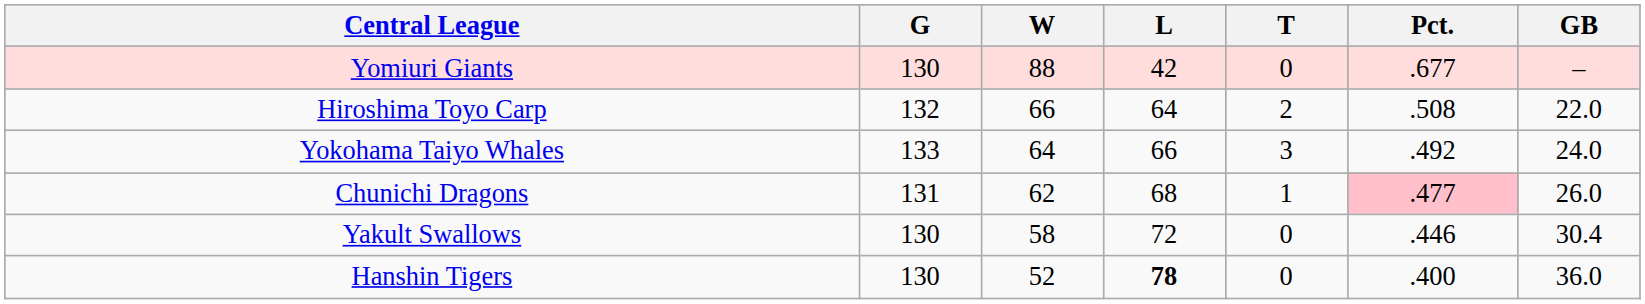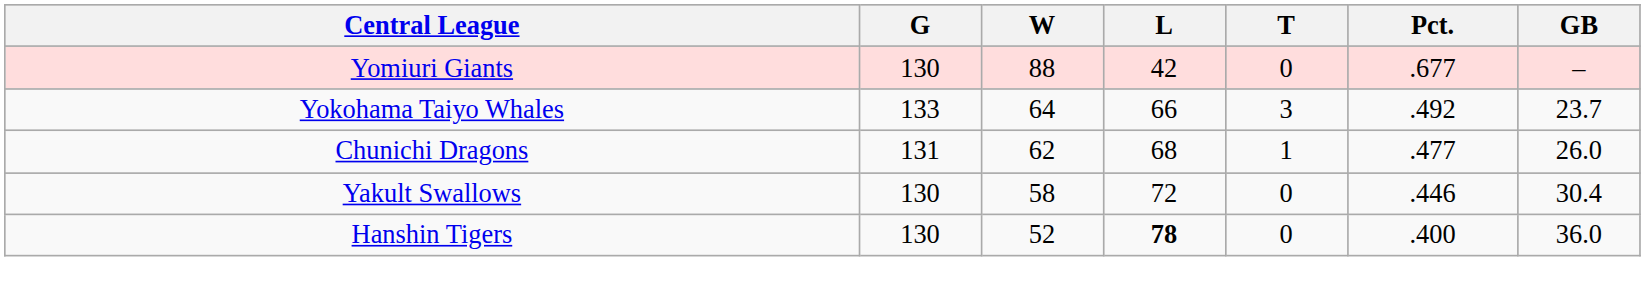- row: (432, 109)
(1579, 151) 24.0 -> (1579, 109) 23.7
(1432, 192) pink background -> (1432, 151) no background
